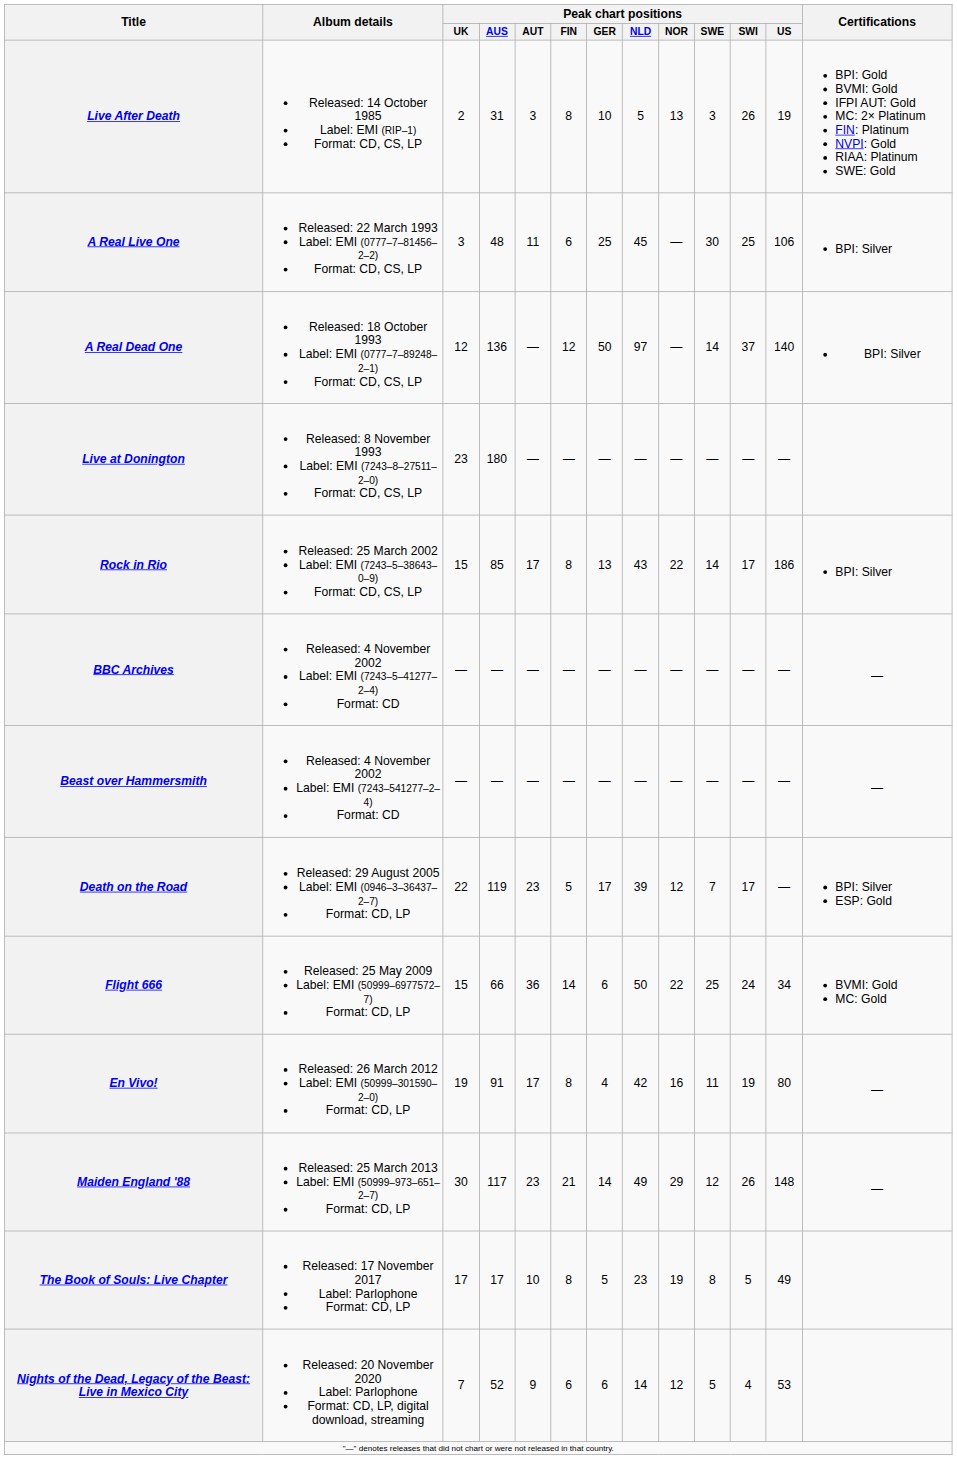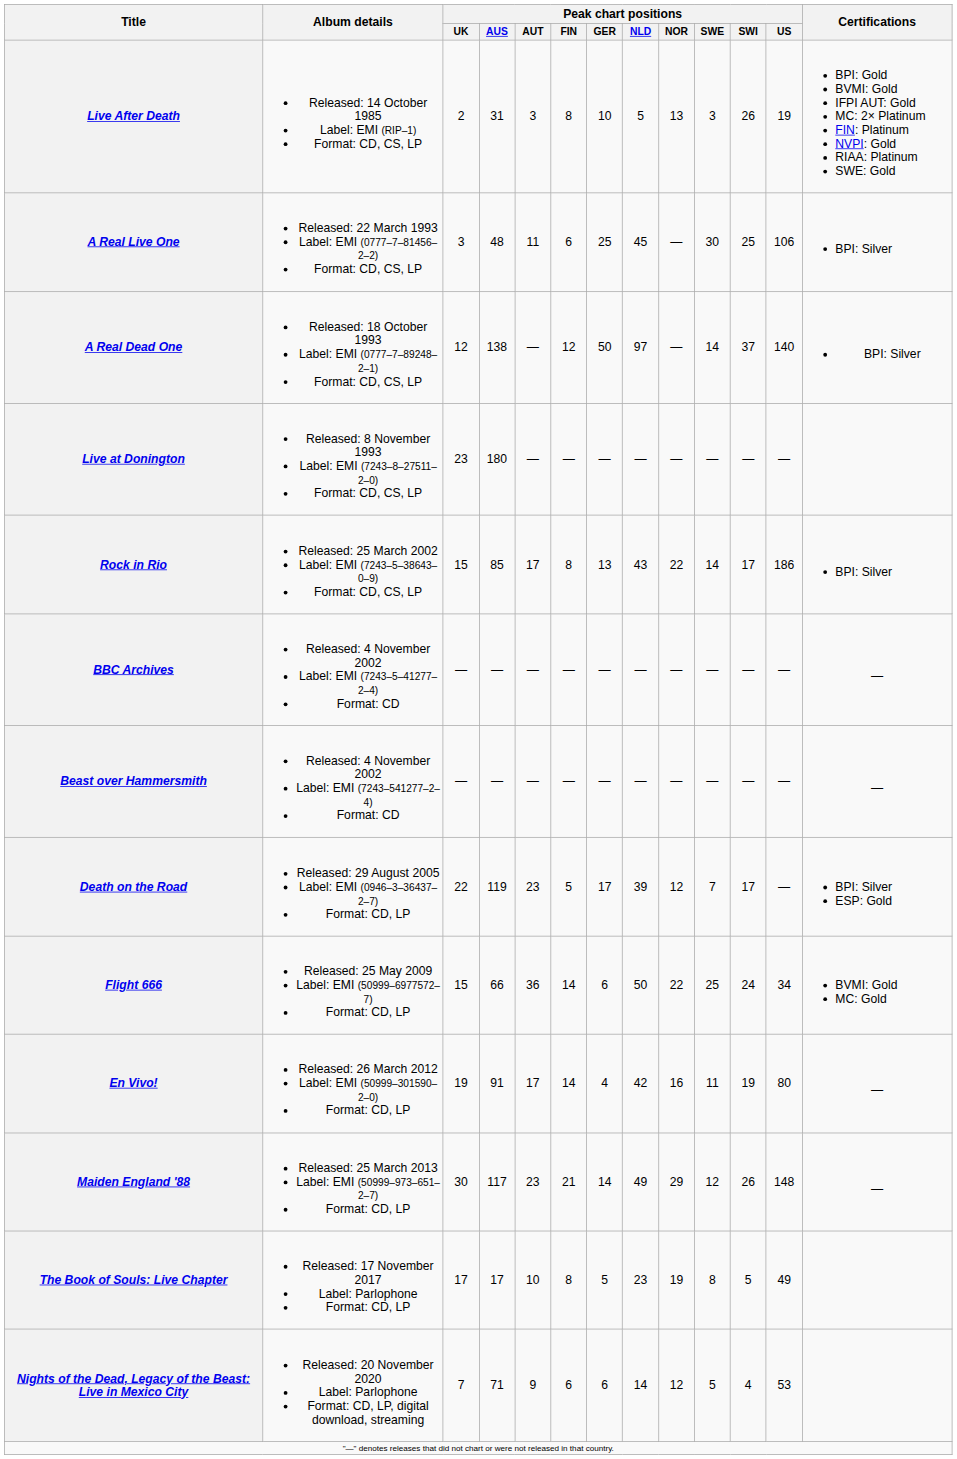(497, 347) 136 -> (497, 347) 138
(569, 1083) 8 -> (569, 1083) 14
(497, 1385) 52 -> (497, 1385) 71
